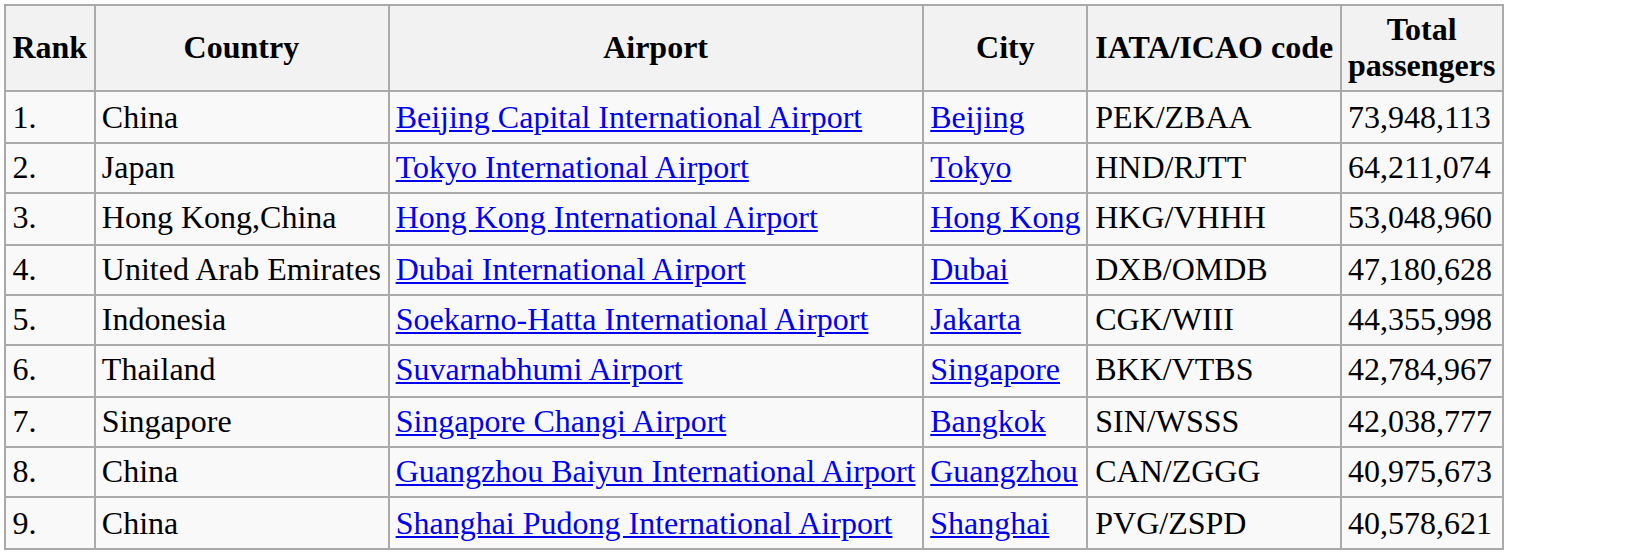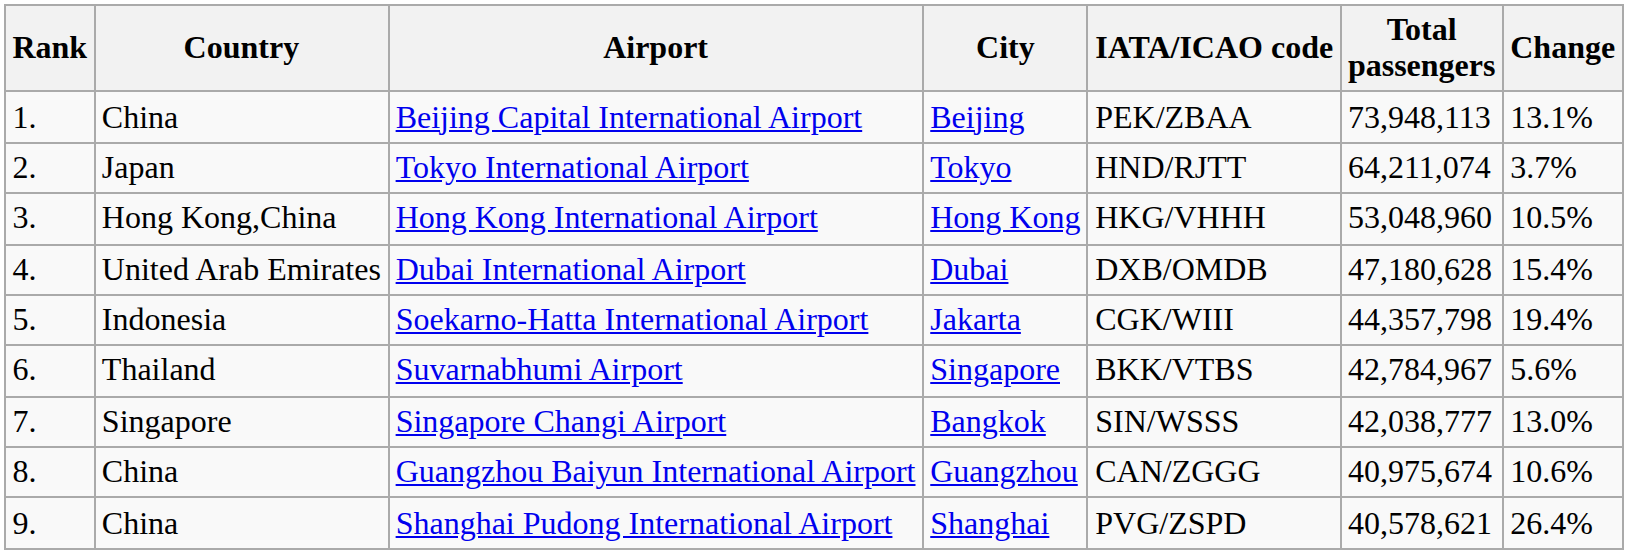+ column: (1563, 47)
(1420, 319) 44,355,998 -> (1420, 319) 44,357,798
(1420, 471) 40,975,673 -> (1420, 471) 40,975,674
